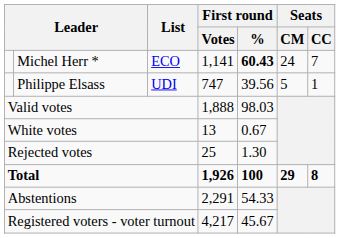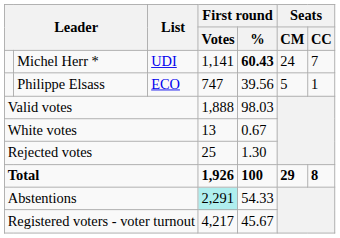(166, 61) ECO -> (164, 61) UDI
(164, 84) UDI -> (166, 84) ECO
(218, 198) no background -> (218, 198) paleturquoise background
